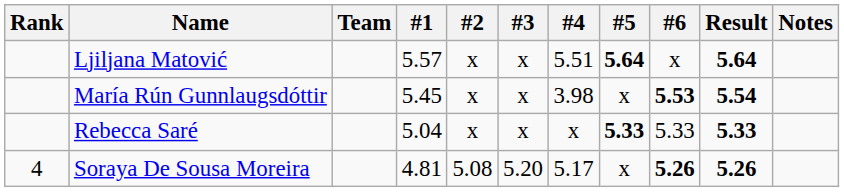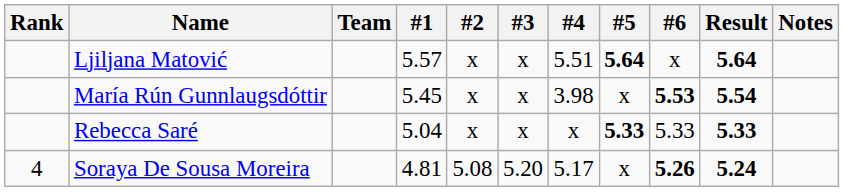(736, 167) 5.26 -> (736, 167) 5.24
